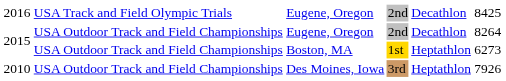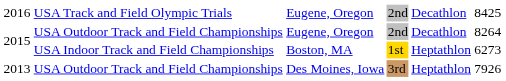(158, 50) USA Outdoor Track and Field Championships -> (154, 50) USA Indoor Track and Field Championships
(17, 68) 2010 -> (17, 68) 2013
